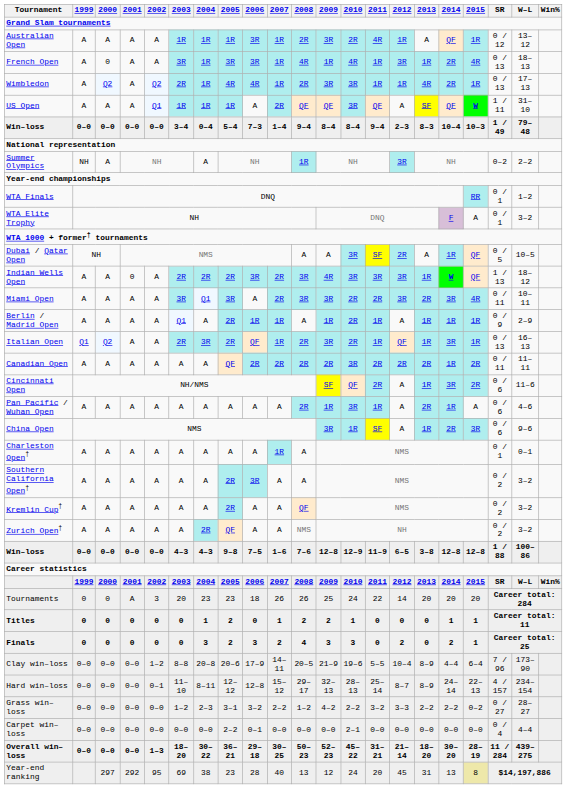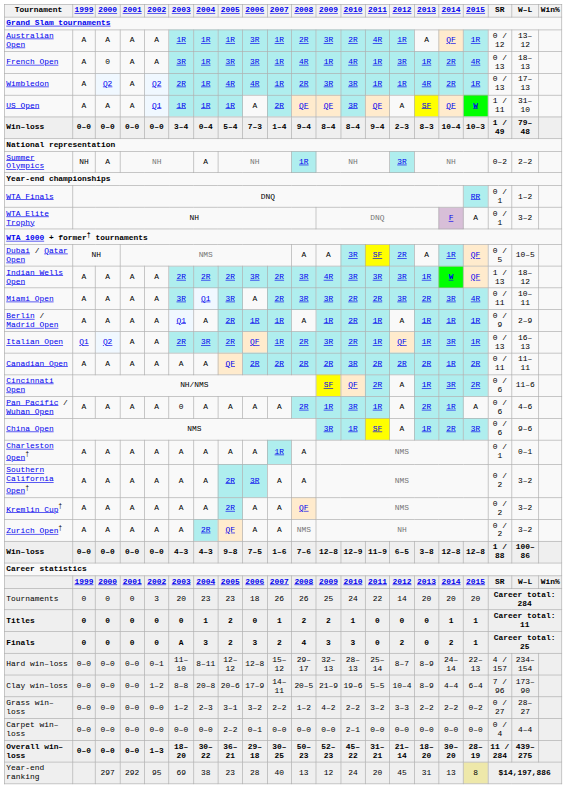(132, 277) 0 -> (132, 277) A
(181, 408) A -> (181, 408) 0
(132, 600) A -> (132, 600) 0
(181, 643) 0 -> (181, 643) A
rows swapped: (37, 686) <-> (37, 665)
